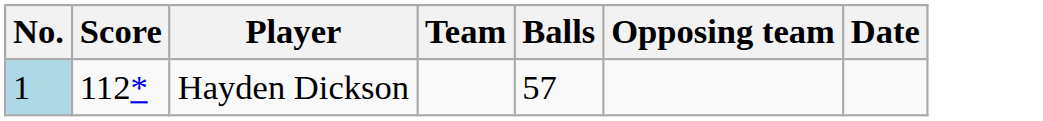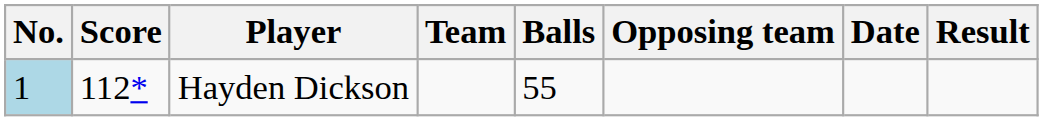+ column: (983, 31)
(539, 86) 57 -> (539, 86) 55
